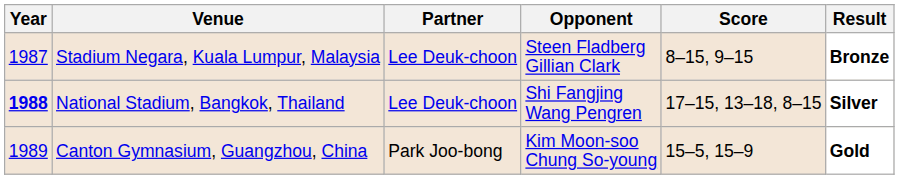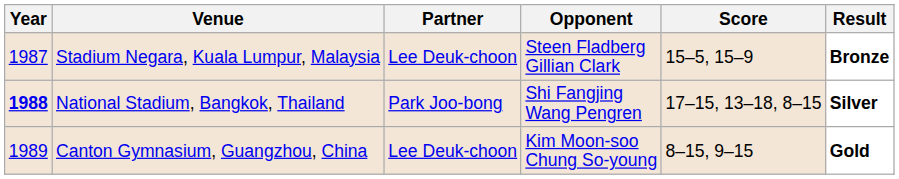(709, 56) 8–15, 9–15 -> (709, 56) 15–5, 15–9
(453, 104) Lee Deuk-choon -> (445, 104) Park Joo-bong
(445, 151) Park Joo-bong -> (453, 151) Lee Deuk-choon
(709, 151) 15–5, 15–9 -> (709, 151) 8–15, 9–15
